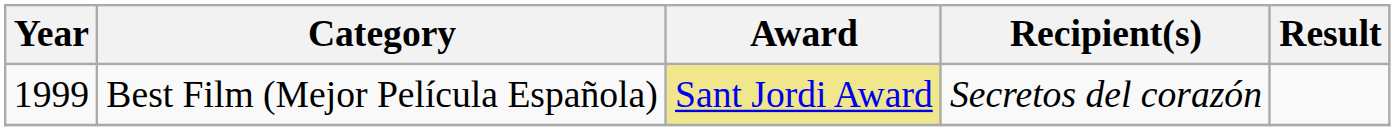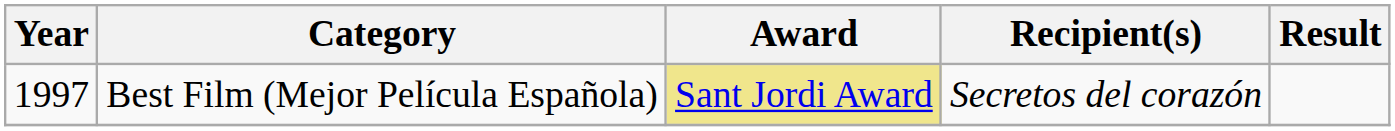(51, 93) 1999 -> (51, 93) 1997
